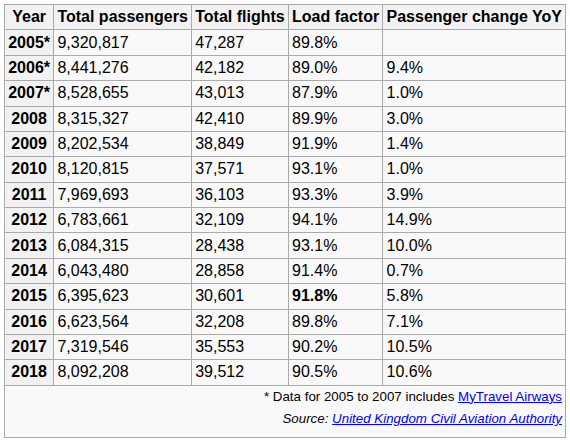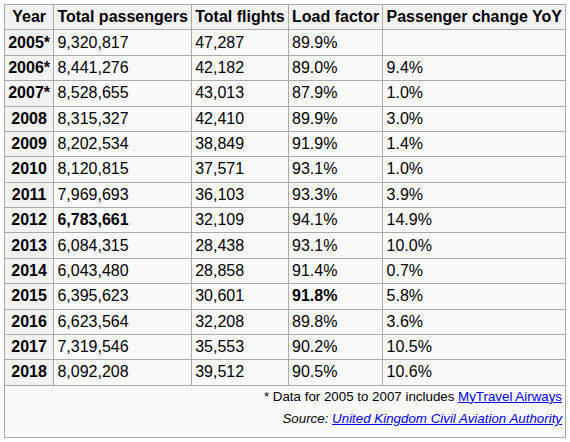(315, 42) 89.8% -> (315, 42) 89.9%
(93, 220) normal -> (93, 220) bold
(405, 321) 7.1% -> (405, 321) 3.6%
